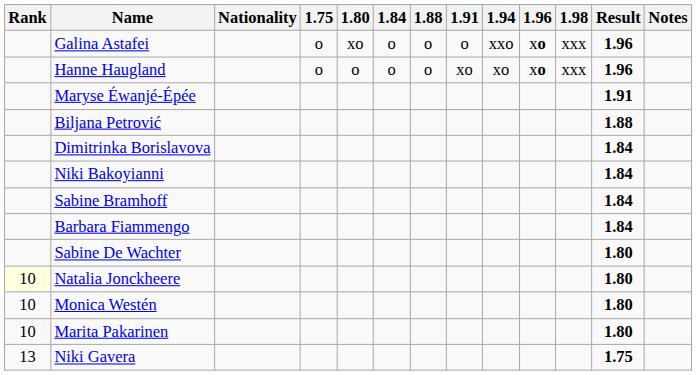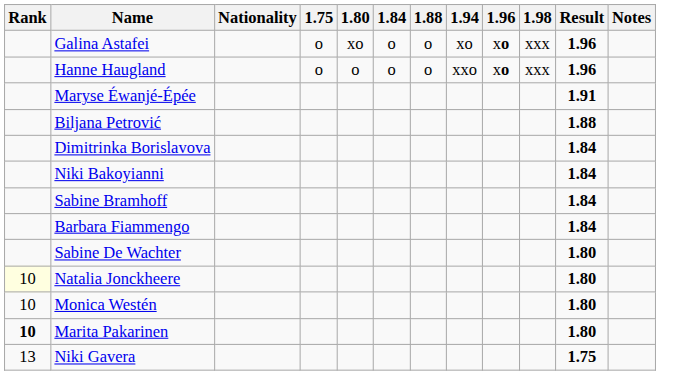- column: (465, 17)
(501, 43) xxo -> (465, 43) xo
(501, 69) xo -> (465, 69) xxo
(28, 331) normal -> (28, 331) bold
